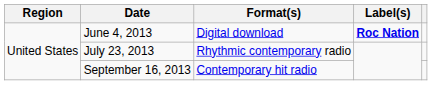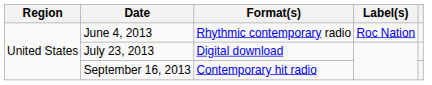(240, 32) Digital download -> (274, 32) Rhythmic contemporary radio
(388, 32) bold -> (386, 32) normal
(274, 51) Rhythmic contemporary radio -> (240, 51) Digital download
